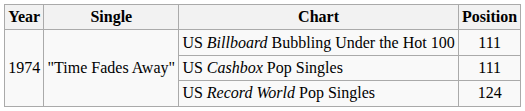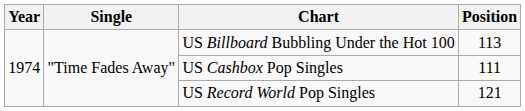(490, 42) 111 -> (490, 42) 113
(490, 93) 124 -> (490, 93) 121
